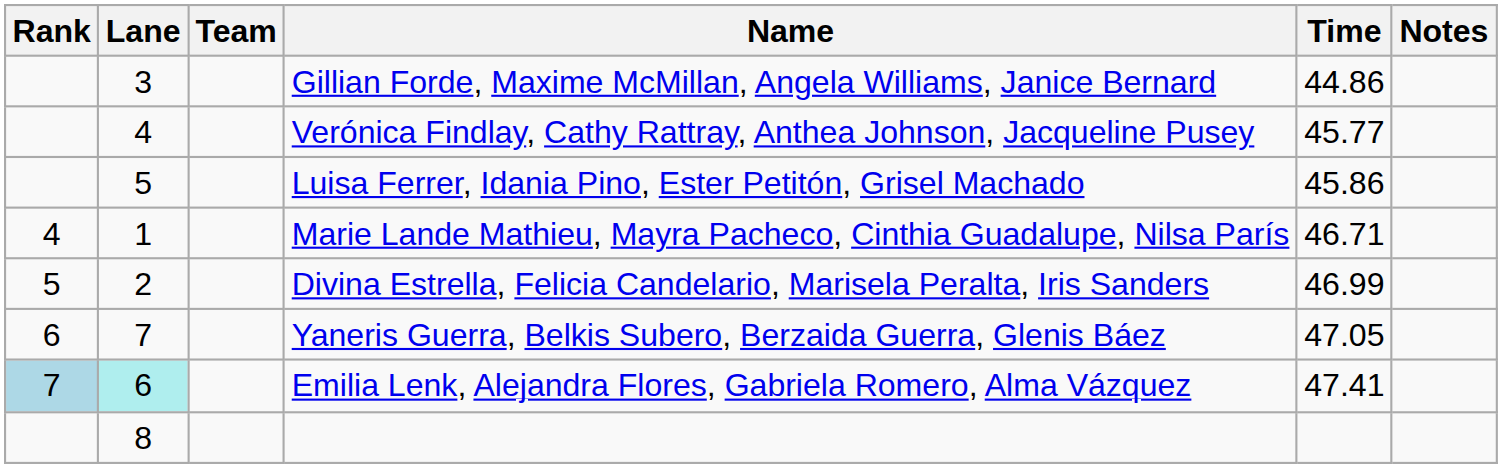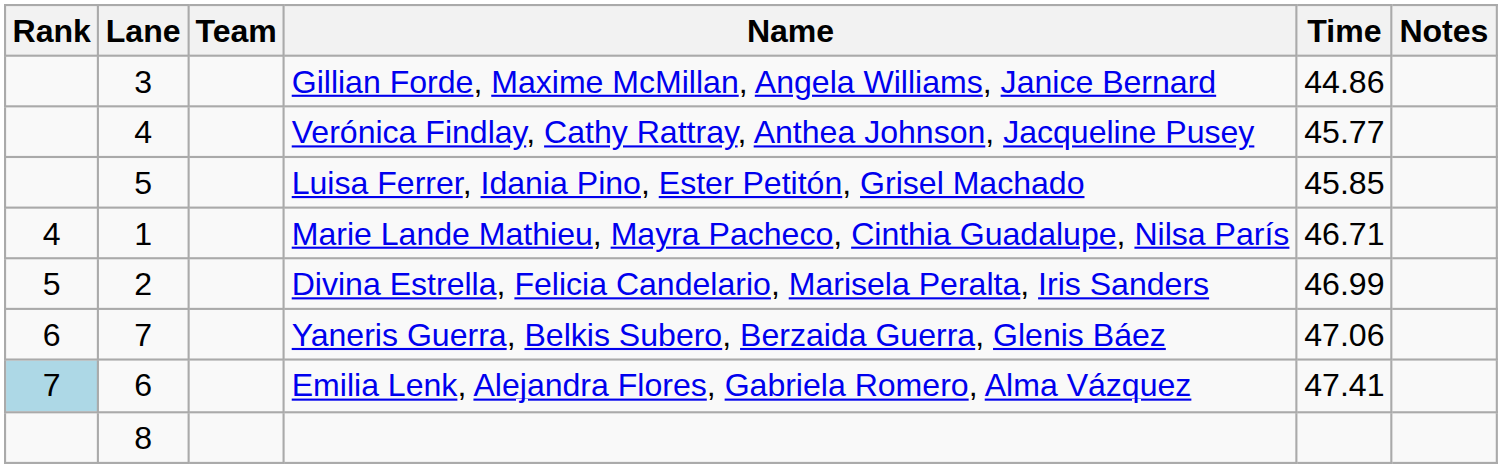(1344, 183) 45.86 -> (1344, 183) 45.85
(1344, 335) 47.05 -> (1344, 335) 47.06
(143, 386) paleturquoise background -> (143, 386) no background
